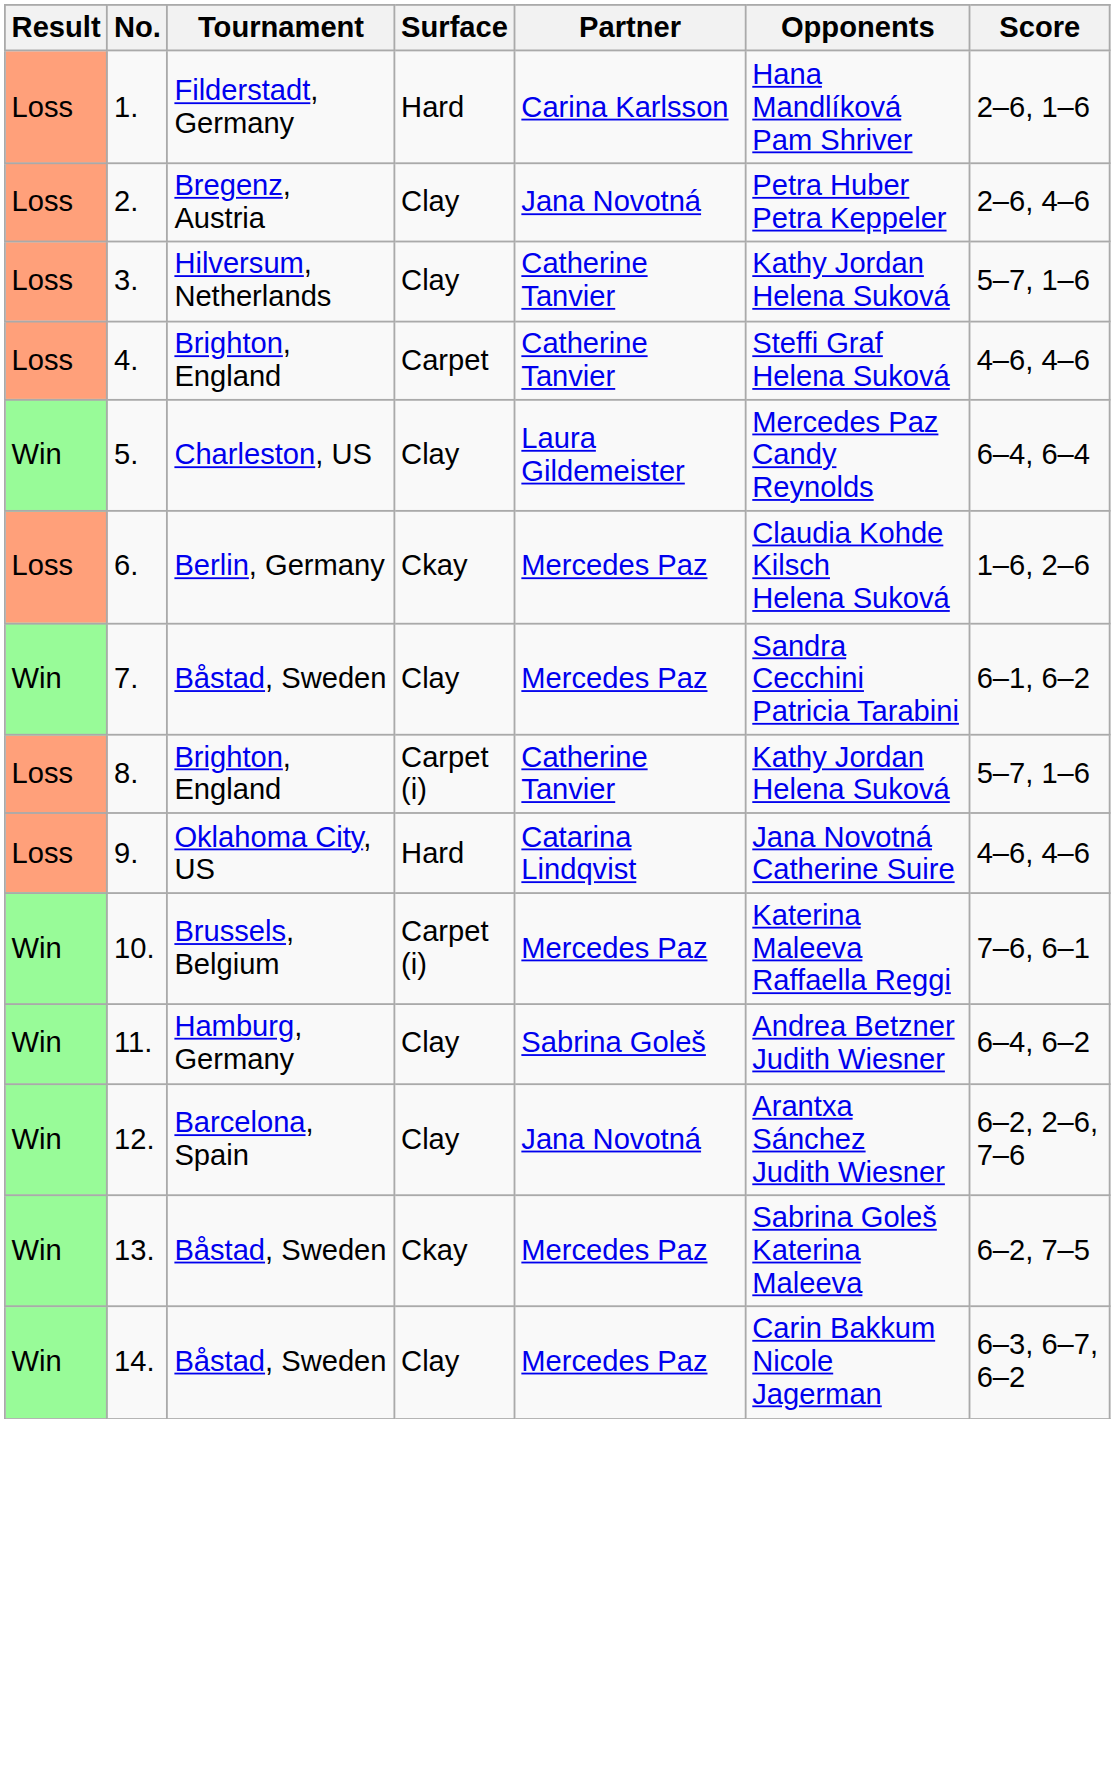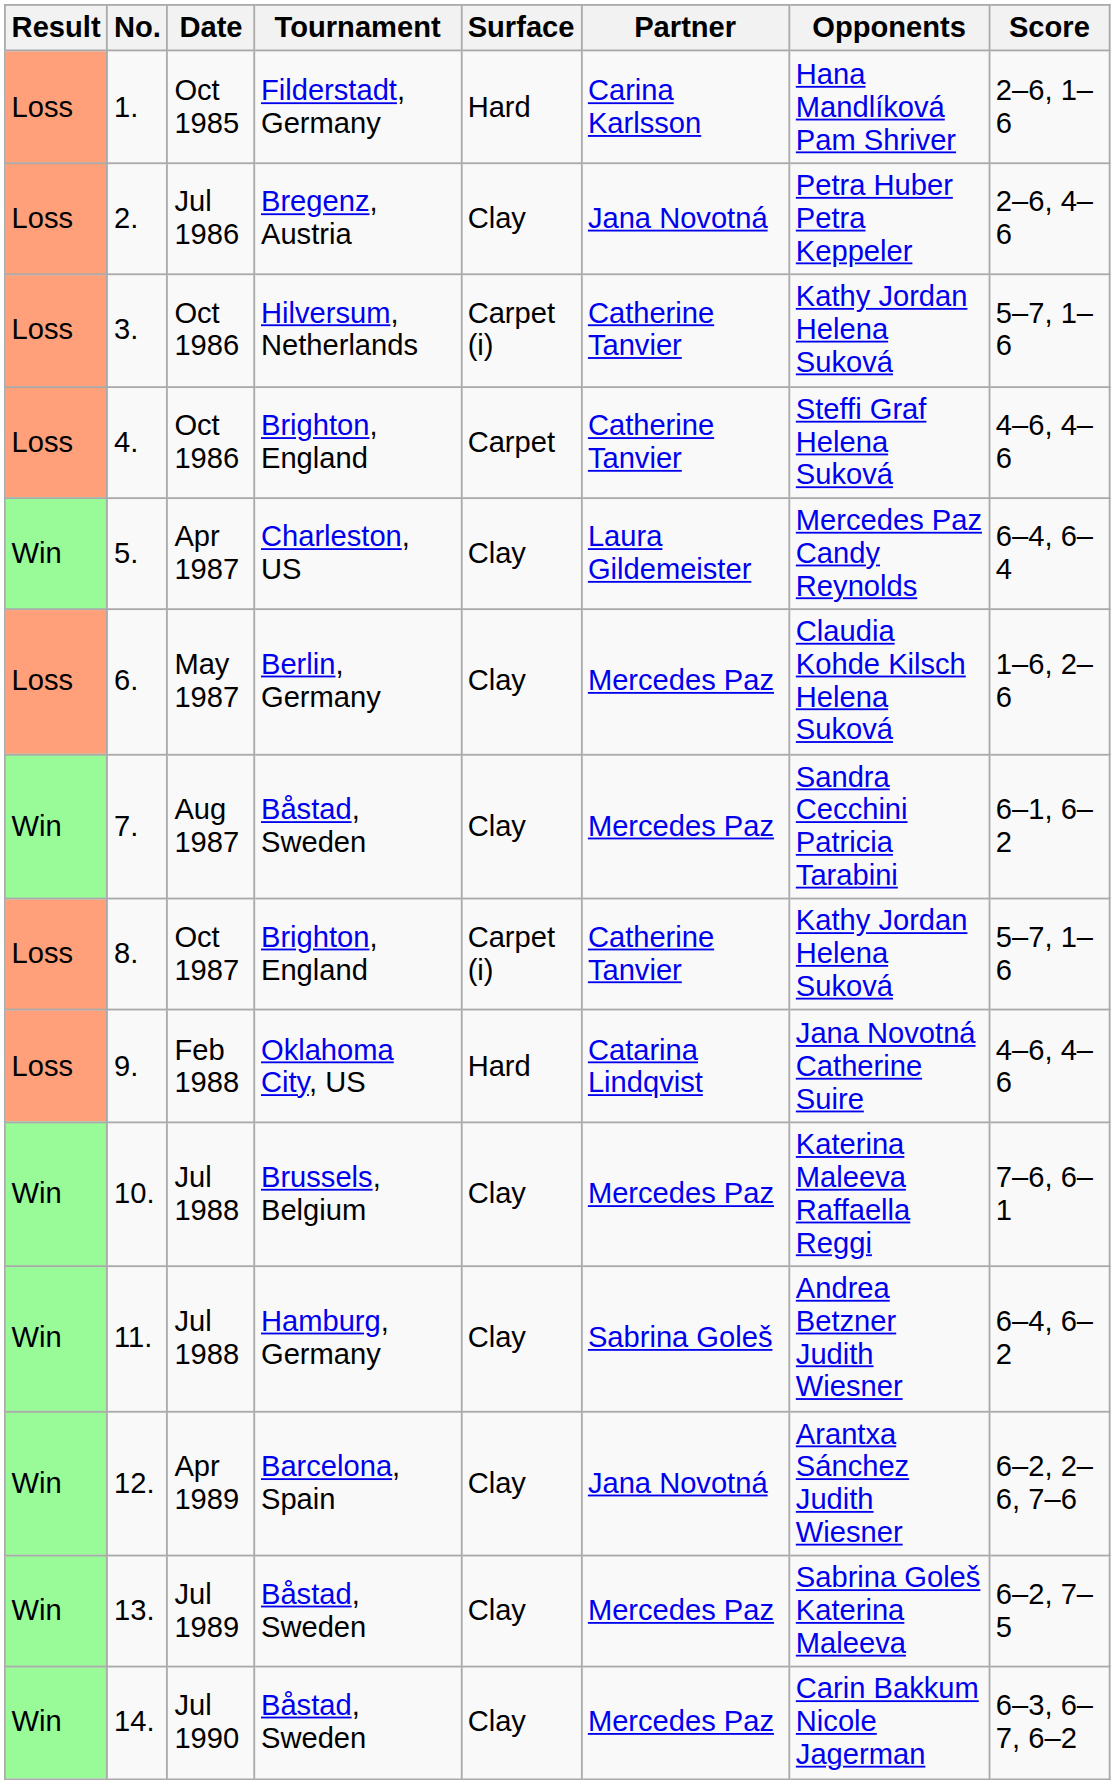+ column: (211, 27)
(430, 280) Clay -> (511, 329) Carpet (i)
(434, 566) Ckay -> (497, 681) Clay
(445, 948) Carpet (i) -> (497, 1193) Clay
(434, 1250) Ckay -> (497, 1610) Clay
